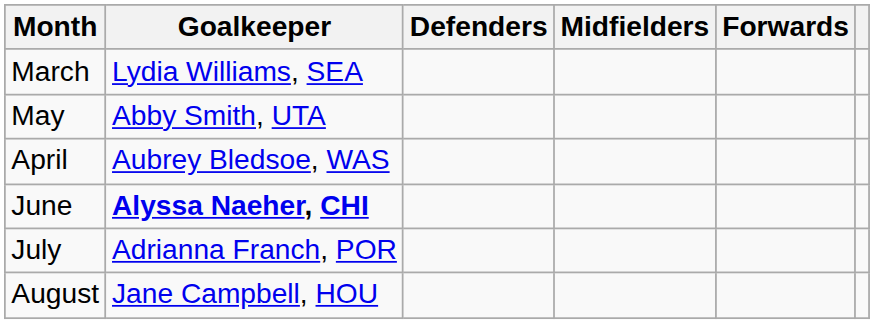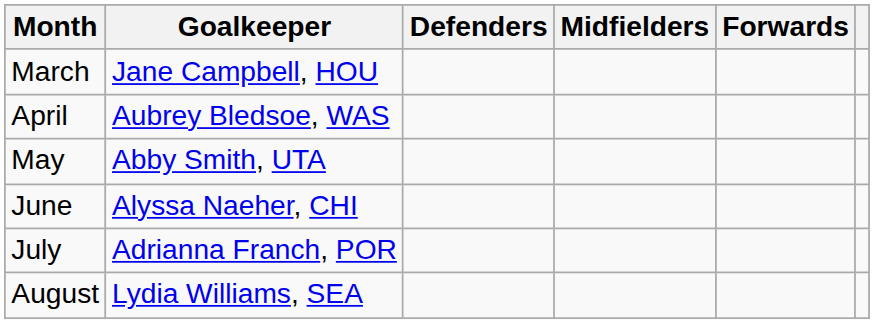(237, 71) Lydia Williams, SEA -> (245, 71) Jane Campbell, HOU
rows swapped: (40, 160) <-> (38, 116)
(240, 205) bold -> (235, 205) normal
(245, 294) Jane Campbell, HOU -> (237, 294) Lydia Williams, SEA
